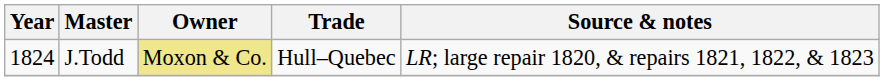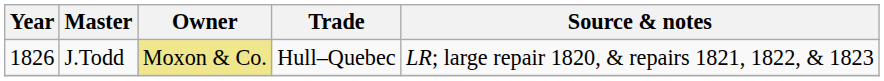(32, 57) 1824 -> (32, 57) 1826
